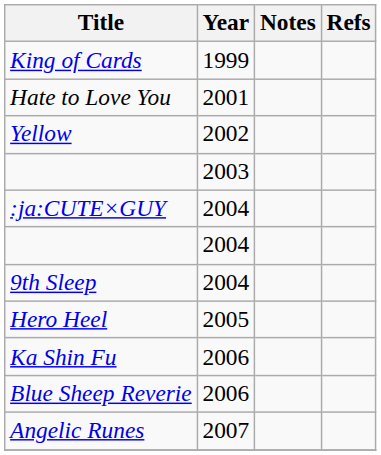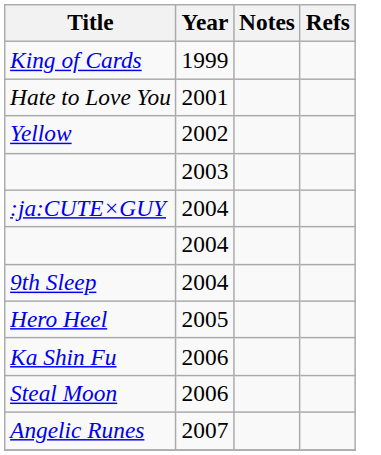+ row: (64, 393)
- row: (101, 393)
